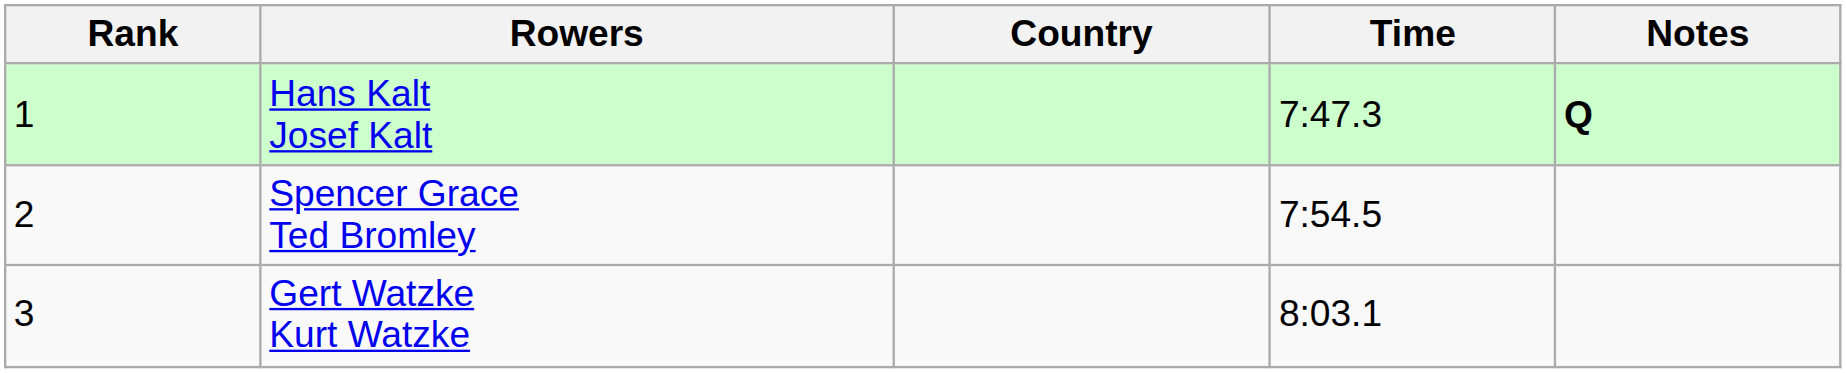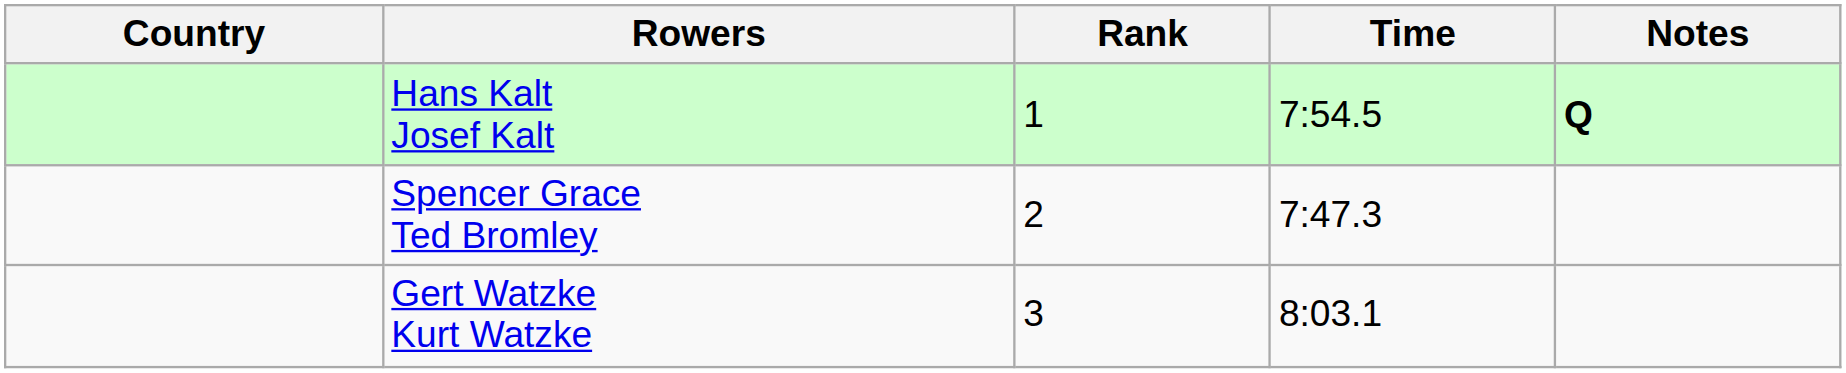columns swapped: (133, 33) <-> (1082, 33)
(1330, 113) 7:47.3 -> (1330, 113) 7:54.5
(1330, 214) 7:54.5 -> (1330, 214) 7:47.3
